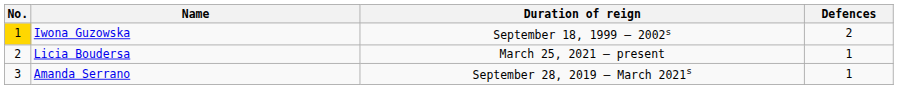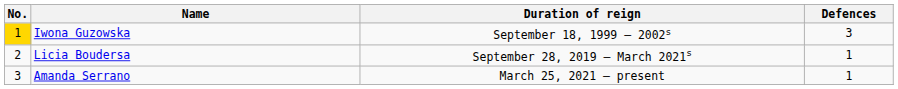(849, 34) 2 -> (849, 34) 3
(582, 54) March 25, 2021 — present -> (582, 55) September 28, 2019 — March 2021s
(582, 74) September 28, 2019 — March 2021s -> (582, 76) March 25, 2021 — present
